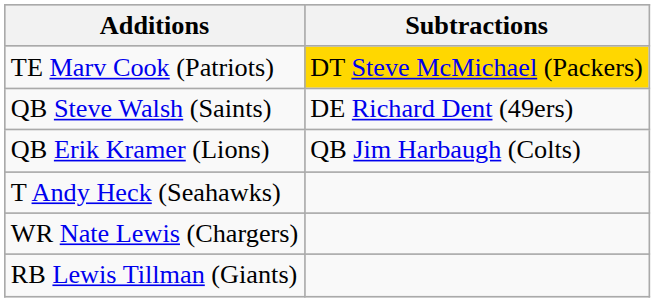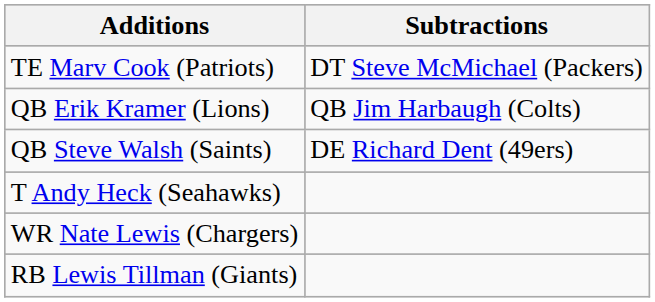(477, 66) gold background -> (477, 66) no background
rows swapped: (140, 150) <-> (141, 108)
